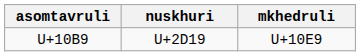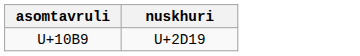- column: (297, 16)
